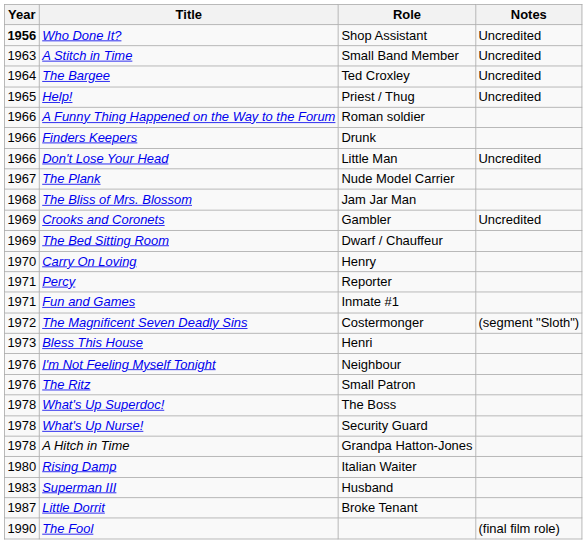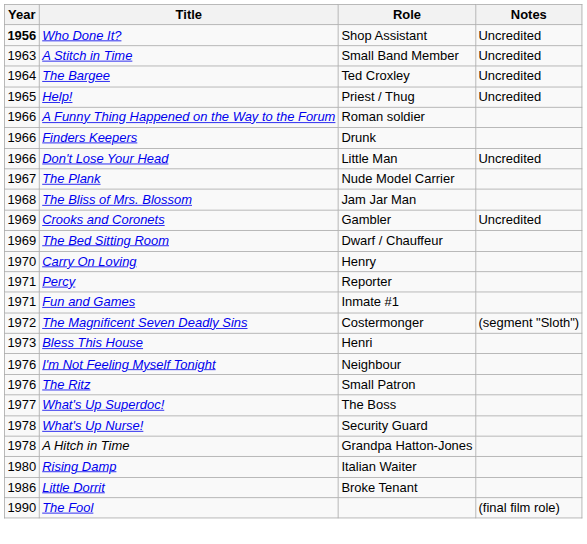(22, 405) 1978 -> (22, 405) 1977
- row: (79, 487)
(22, 508) 1987 -> (22, 487) 1986
